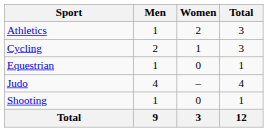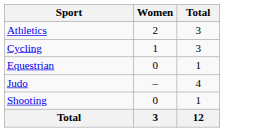- column: (155, 13)
